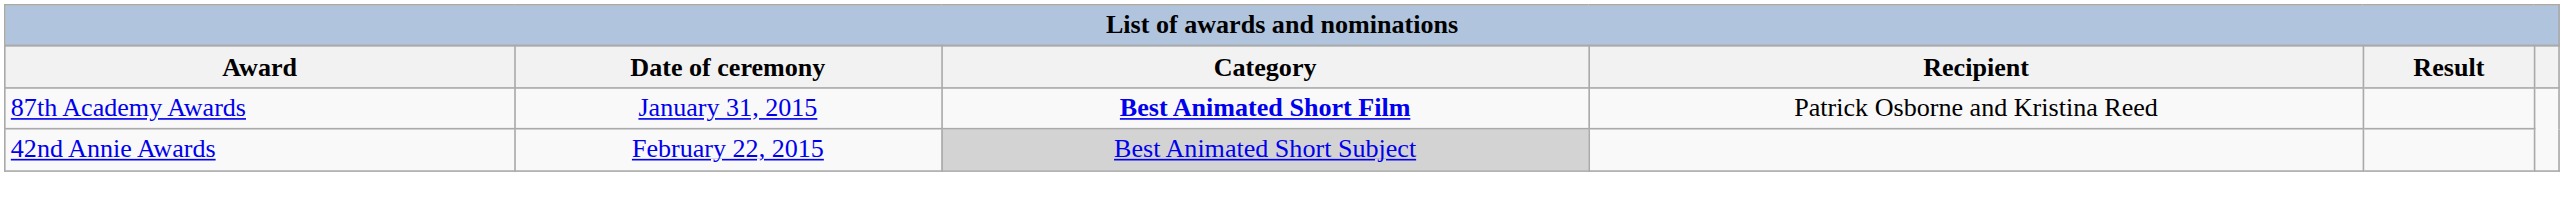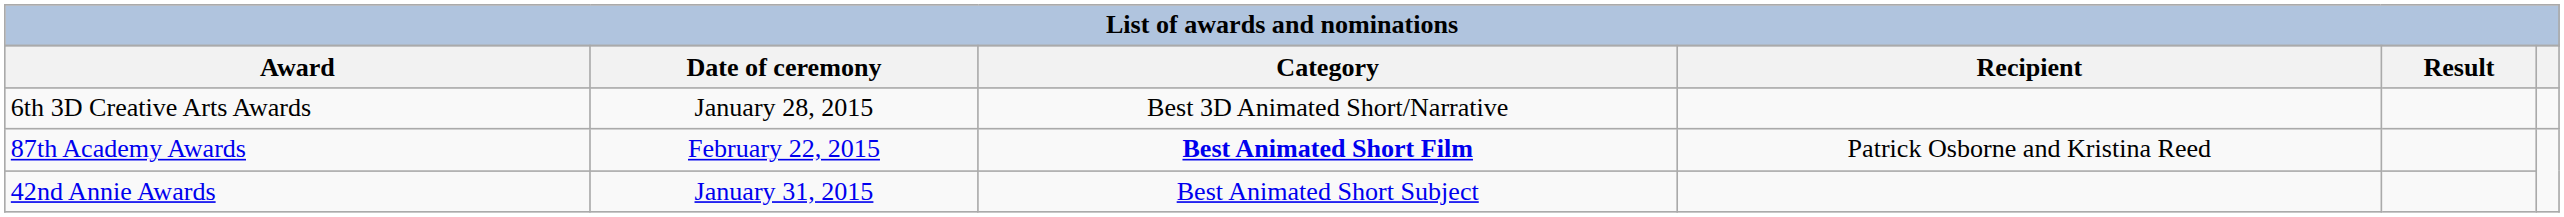+ row: (161, 107)
(728, 107) January 31, 2015 -> (784, 149) February 22, 2015
(728, 149) February 22, 2015 -> (784, 190) January 31, 2015
(1265, 149) lightgrey background -> (1328, 190) no background
